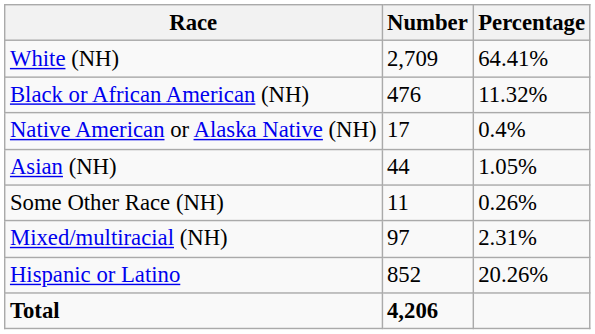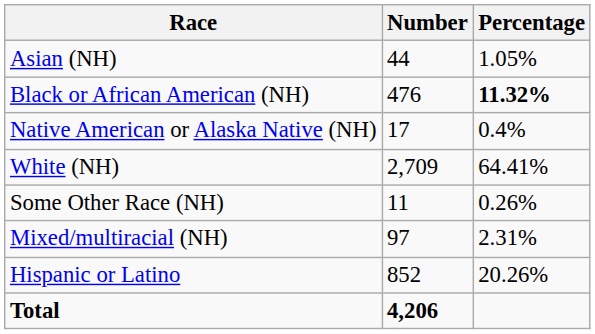rows swapped: (65, 58) <-> (63, 166)
(513, 94) normal -> (515, 94) bold
